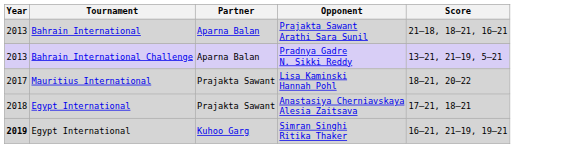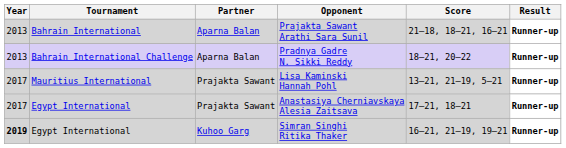+ column: (535, 11)
(455, 56) 13–21, 21–19, 5–21 -> (440, 56) 18–21, 20–22
(440, 81) 18–21, 20–22 -> (455, 81) 13–21, 21–19, 5–21
(17, 106) 2018 -> (17, 106) 2017
